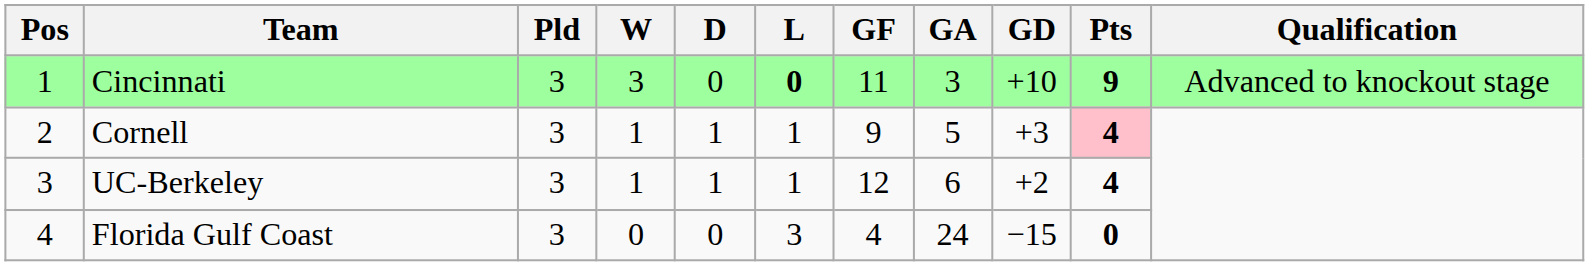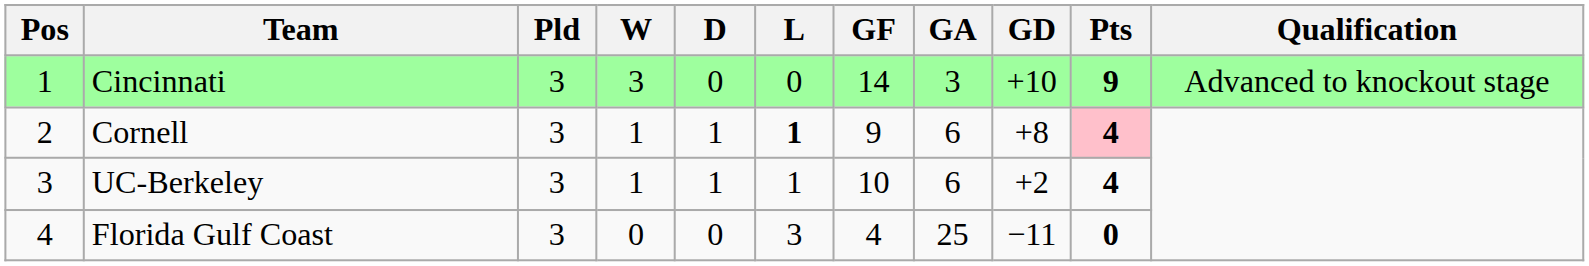(794, 81) bold -> (794, 81) normal
(873, 81) 11 -> (873, 81) 14
(794, 132) normal -> (794, 132) bold
(953, 132) 5 -> (953, 132) 6
(1032, 132) +3 -> (1032, 132) +8
(873, 183) 12 -> (873, 183) 10
(953, 234) 24 -> (953, 234) 25
(1032, 234) −15 -> (1032, 234) −11
